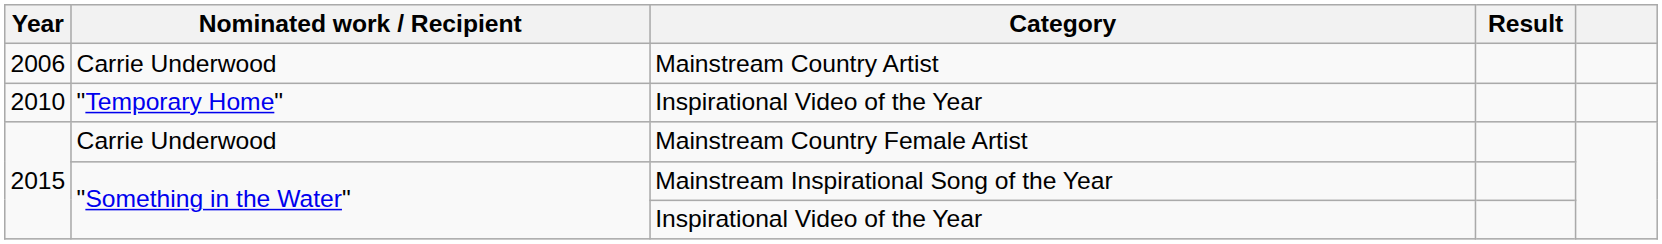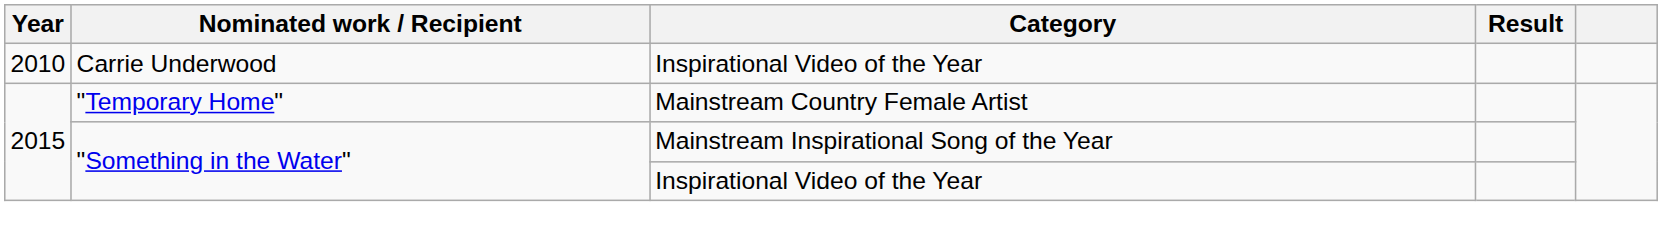- row: (38, 63)
(180, 102) "Temporary Home" -> (177, 63) Carrie Underwood
(177, 141) Carrie Underwood -> (180, 102) "Temporary Home"
